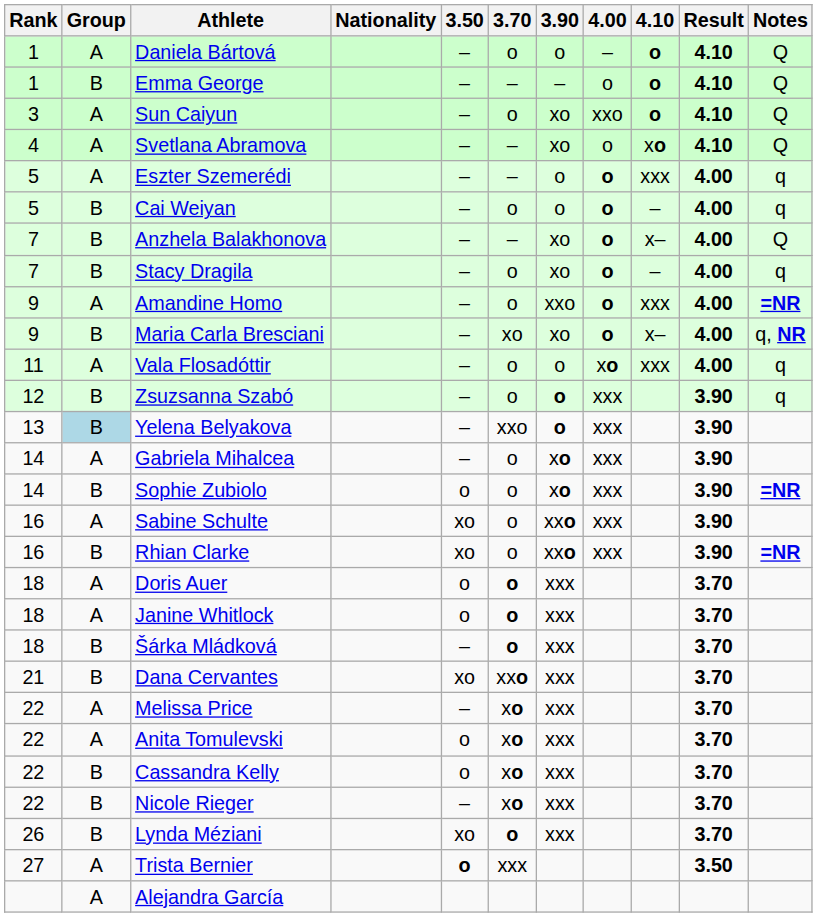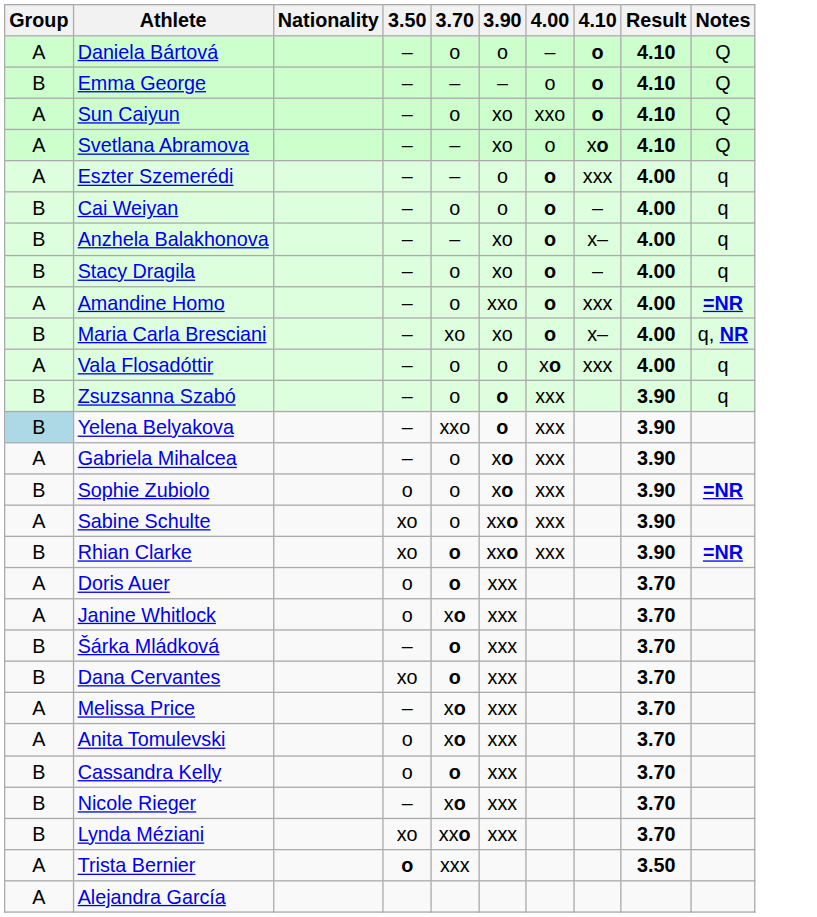- column: (33, 20)
(780, 239) Q -> (723, 239) q
(512, 552) normal -> (455, 552) bold
(512, 615) o -> (455, 615) xo
(512, 677) xxo -> (455, 677) o
(512, 771) xo -> (455, 771) o
(512, 834) o -> (455, 834) xxo
